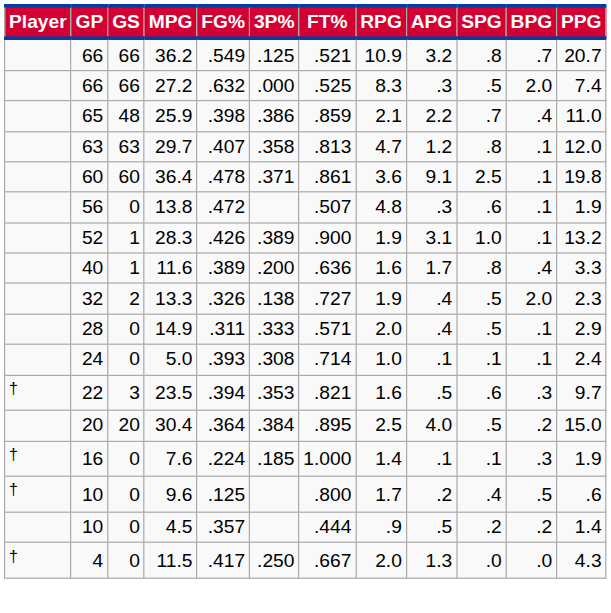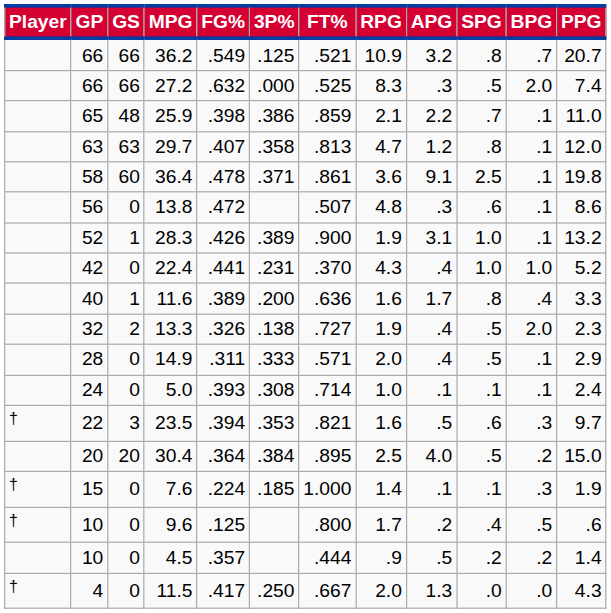(544, 115) .4 -> (544, 115) .1
(93, 176) 60 -> (93, 176) 58
(588, 207) 1.9 -> (588, 207) 8.6
+ row: (174, 268)
(93, 458) 16 -> (93, 489) 15
